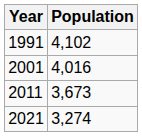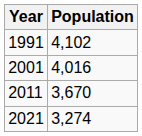(71, 93) 3,673 -> (71, 93) 3,670
